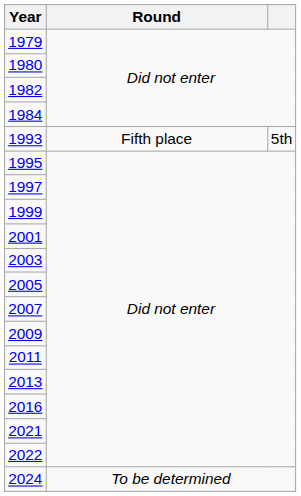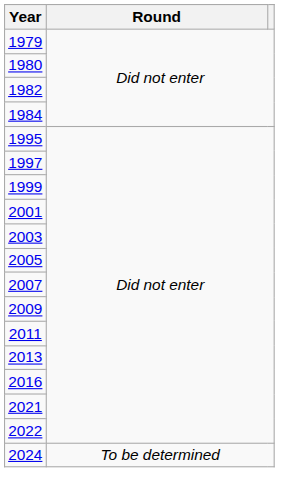- row: (25, 139)
